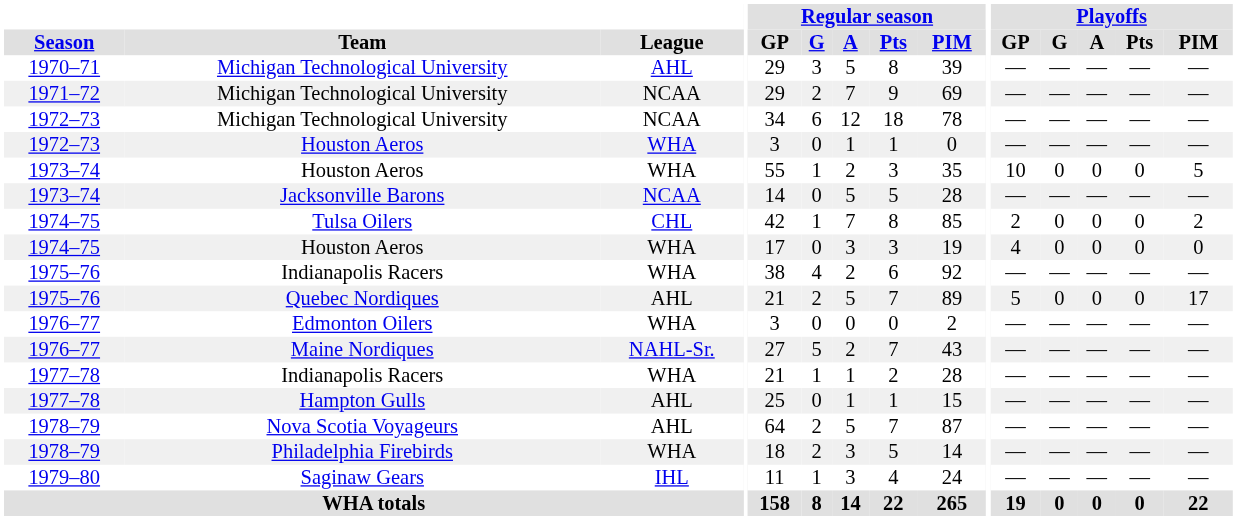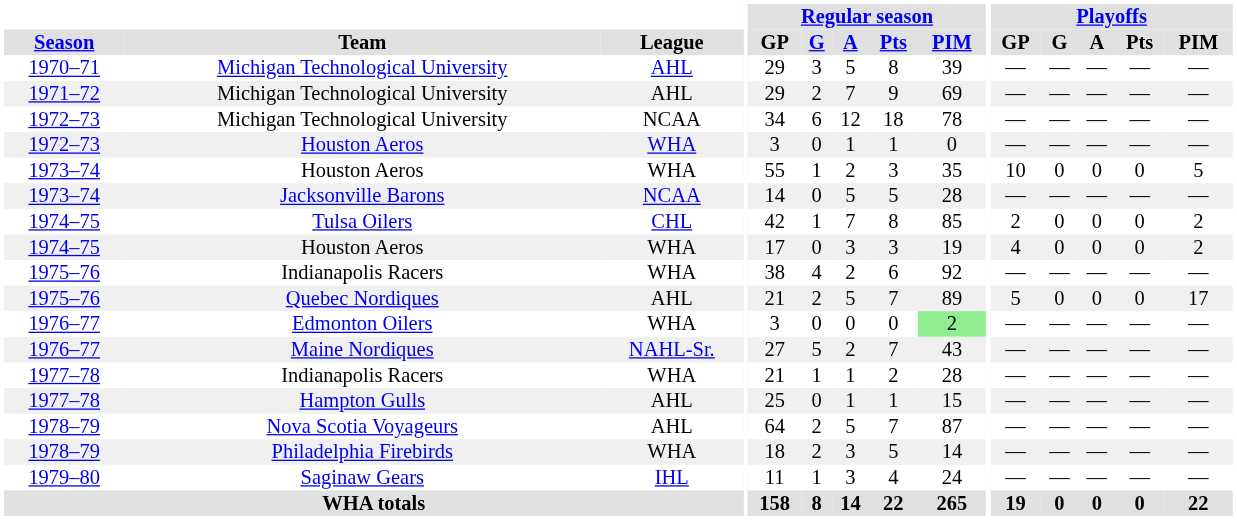(672, 93) NCAA -> (672, 93) AHL
(1198, 247) 0 -> (1198, 247) 2
(952, 323) no background -> (952, 323) lightgreen background
